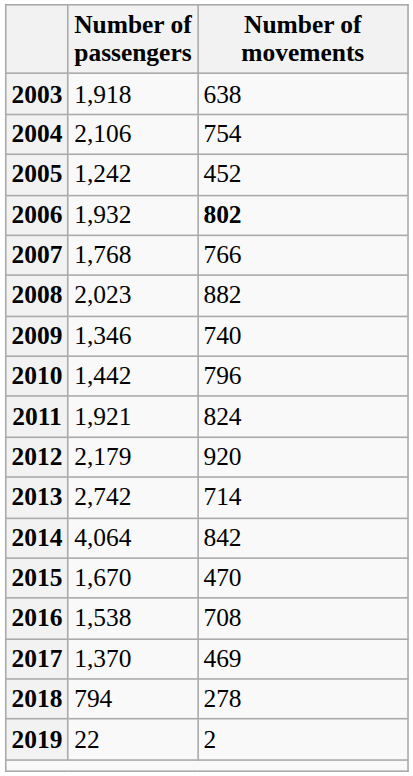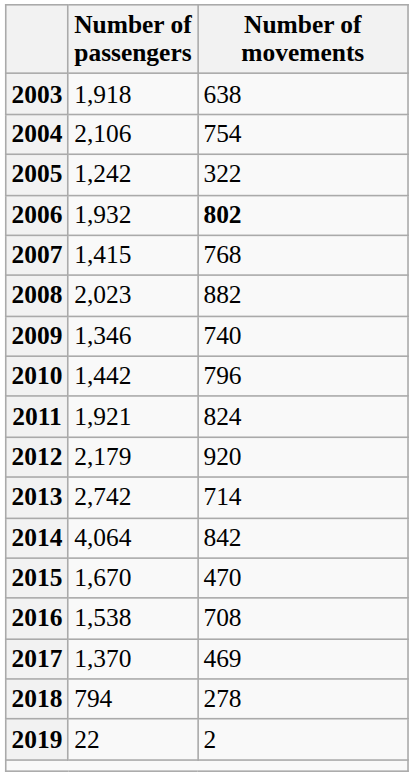(223, 174) 452 -> (223, 174) 322
(103, 255) 1,768 -> (103, 255) 1,415
(223, 255) 766 -> (223, 255) 768
